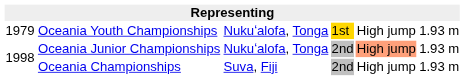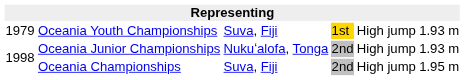(276, 30) Nukuʻalofa, Tonga -> (251, 30) Suva, Fiji
(386, 49) lightsalmon background -> (386, 49) no background
(439, 67) 1.93 m -> (439, 67) 1.95 m
